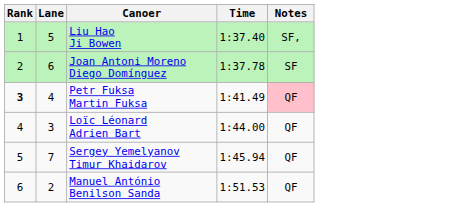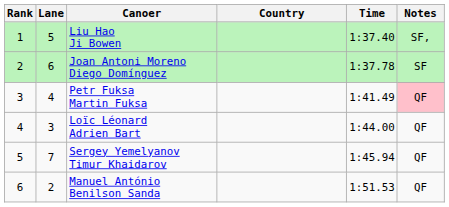+ column: (282, 13)
(20, 97) bold -> (20, 97) normal
